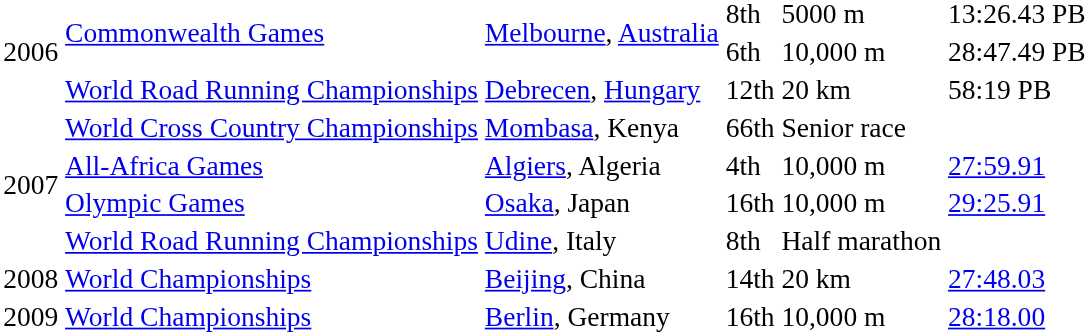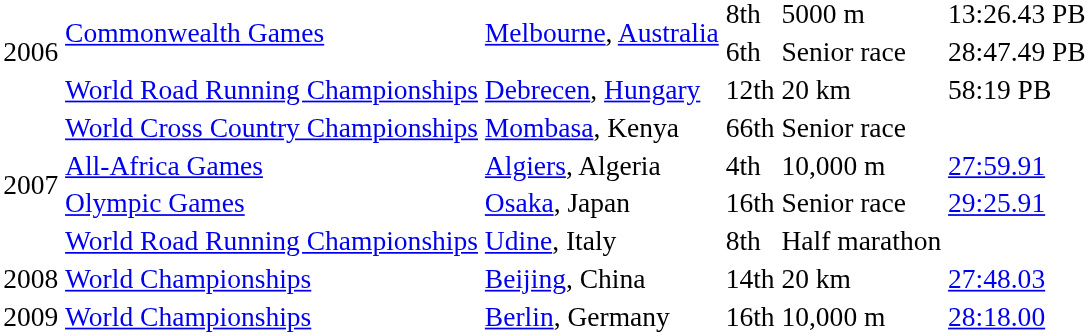(833, 52) 10,000 m -> (844, 52) Senior race
(833, 203) 10,000 m -> (844, 203) Senior race
